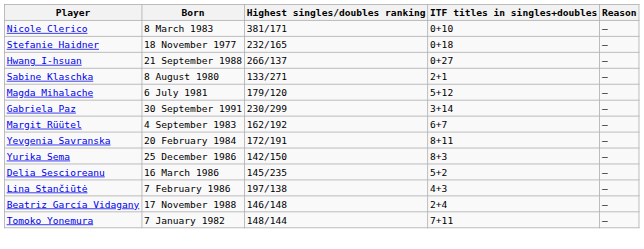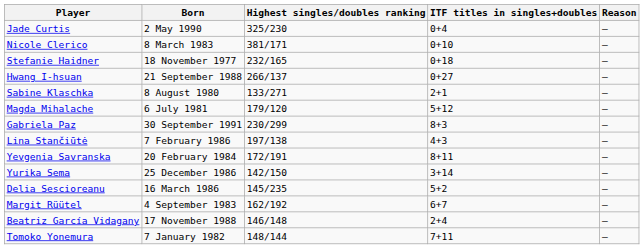+ row: (38, 28)
(442, 108) 3+14 -> (439, 124) 8+3
rows swapped: (44, 124) <-> (47, 188)
(439, 156) 8+3 -> (442, 172) 3+14
